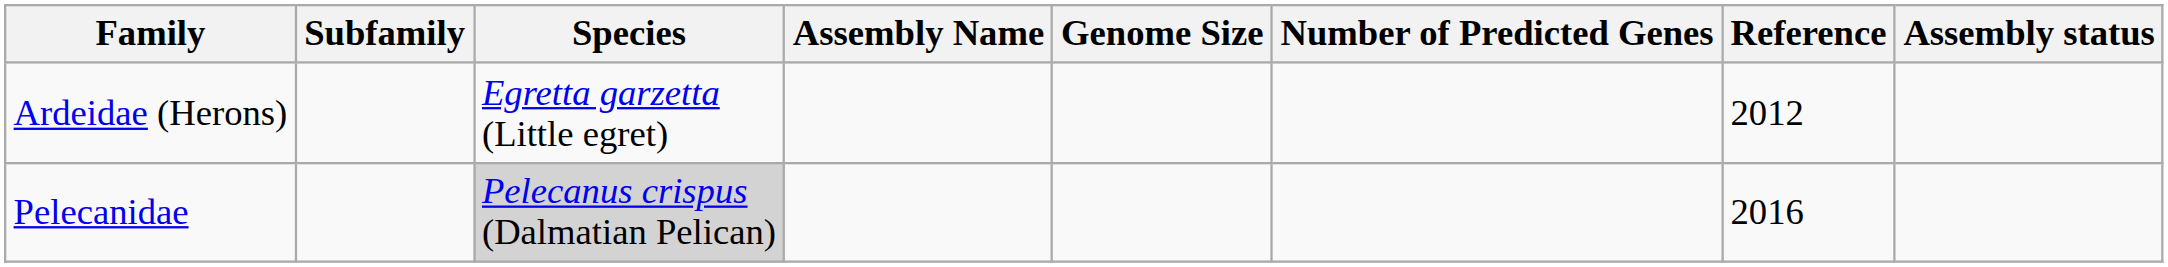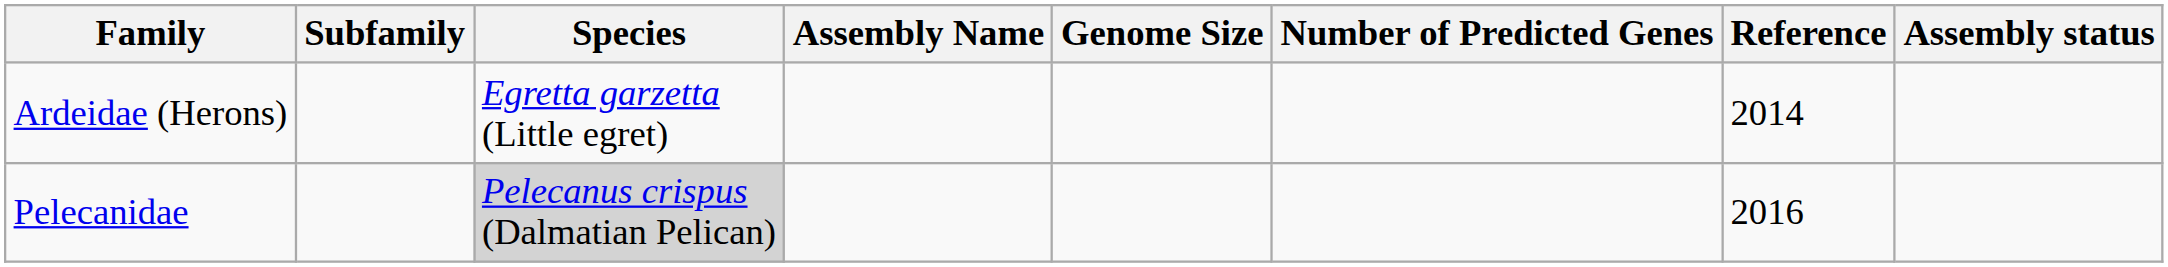(1767, 112) 2012 -> (1767, 112) 2014
